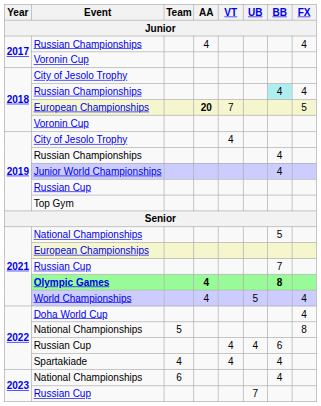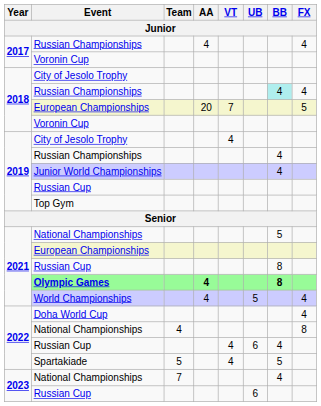(206, 108) bold -> (206, 108) normal
(280, 267) 7 -> (280, 267) 8
(179, 330) 5 -> (179, 330) 4
(255, 346) 4 -> (255, 346) 6
(280, 346) 6 -> (280, 346) 4
(179, 362) 4 -> (179, 362) 5
(280, 362) 4 -> (280, 362) 5
(179, 378) 6 -> (179, 378) 7
(255, 394) 7 -> (255, 394) 6
